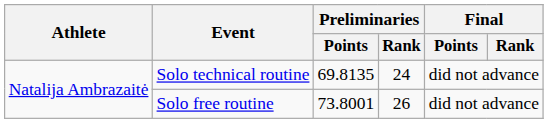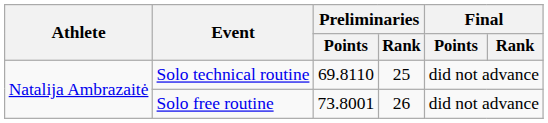(346, 75) 69.8135 -> (346, 75) 69.8110
(401, 75) 24 -> (401, 75) 25
